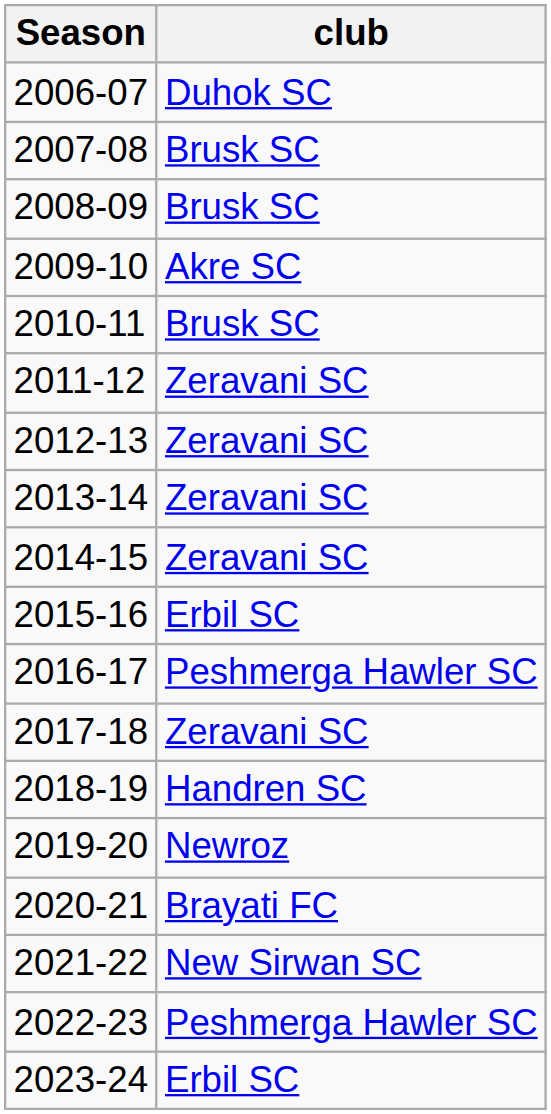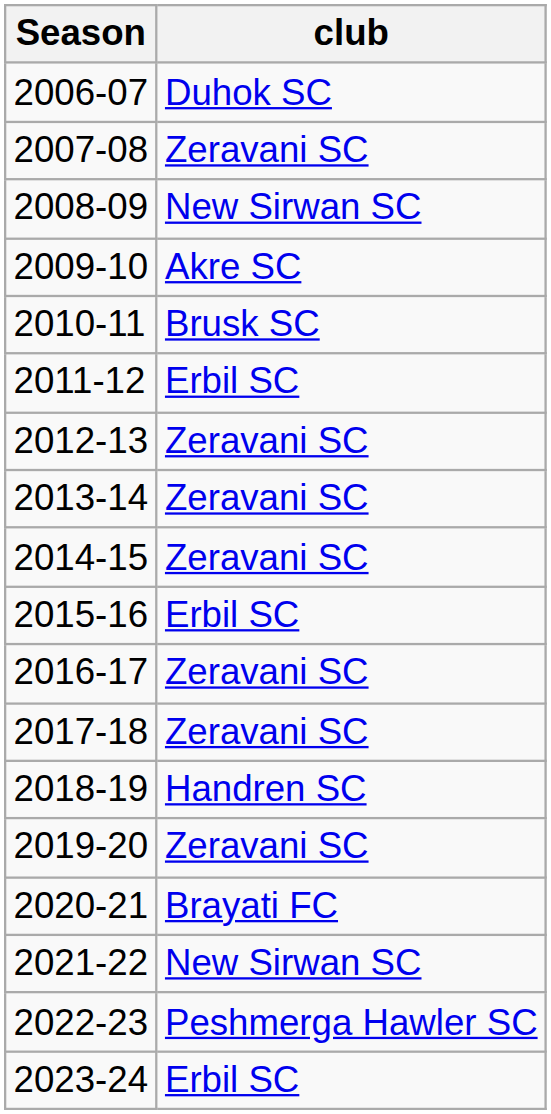(242, 149) Brusk SC -> (267, 149) Zeravani SC
(242, 207) Brusk SC -> (293, 207) New Sirwan SC
(267, 382) Zeravani SC -> (232, 382) Erbil SC
(351, 672) Peshmerga Hawler SC -> (267, 672) Zeravani SC
(227, 847) Newroz -> (267, 847) Zeravani SC
